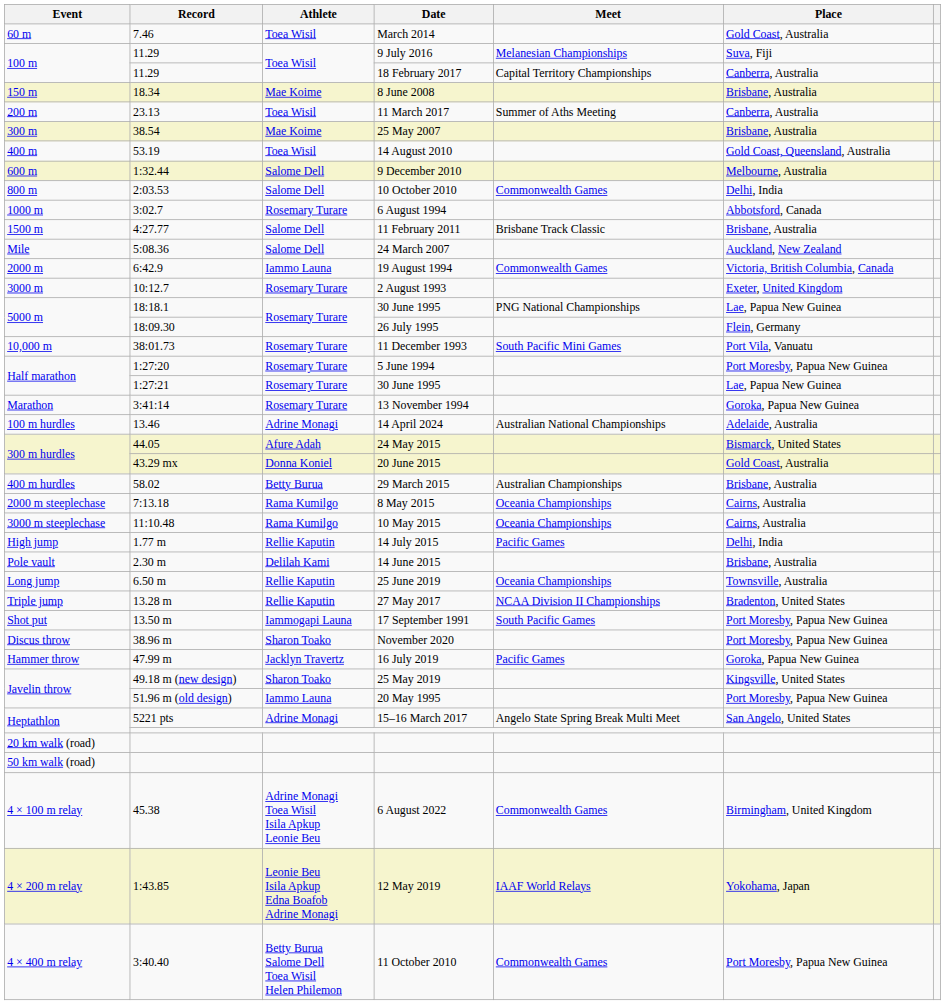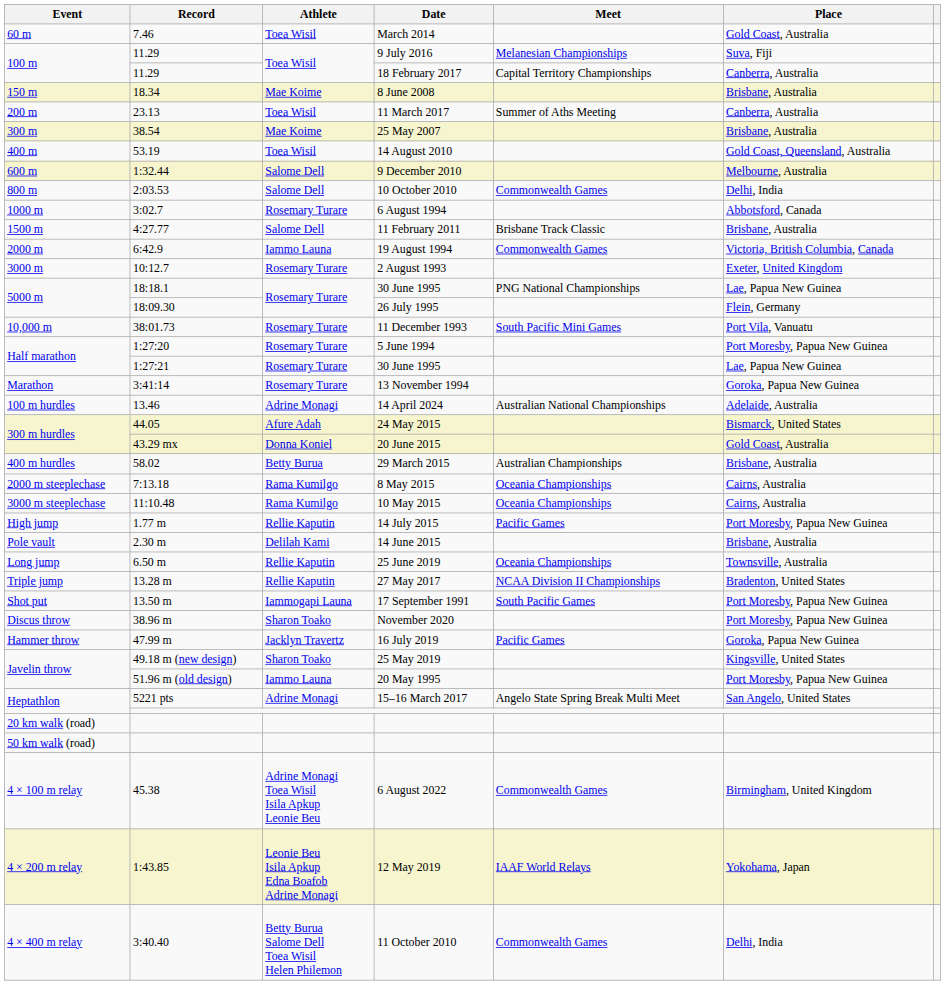- row: (18, 249)
(754, 542) Delhi, India -> (807, 522) Port Moresby, Papua New Guinea
(807, 961) Port Moresby, Papua New Guinea -> (754, 942) Delhi, India
